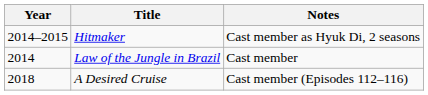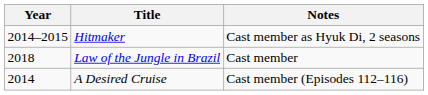(21, 57) 2014 -> (21, 57) 2018
(21, 79) 2018 -> (21, 79) 2014
